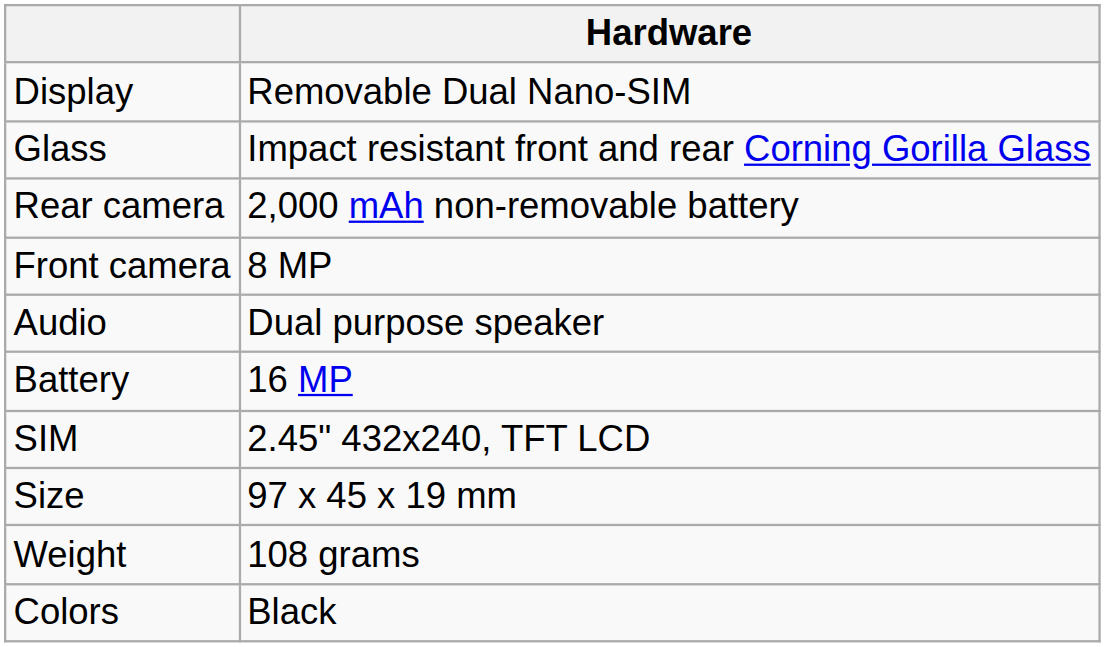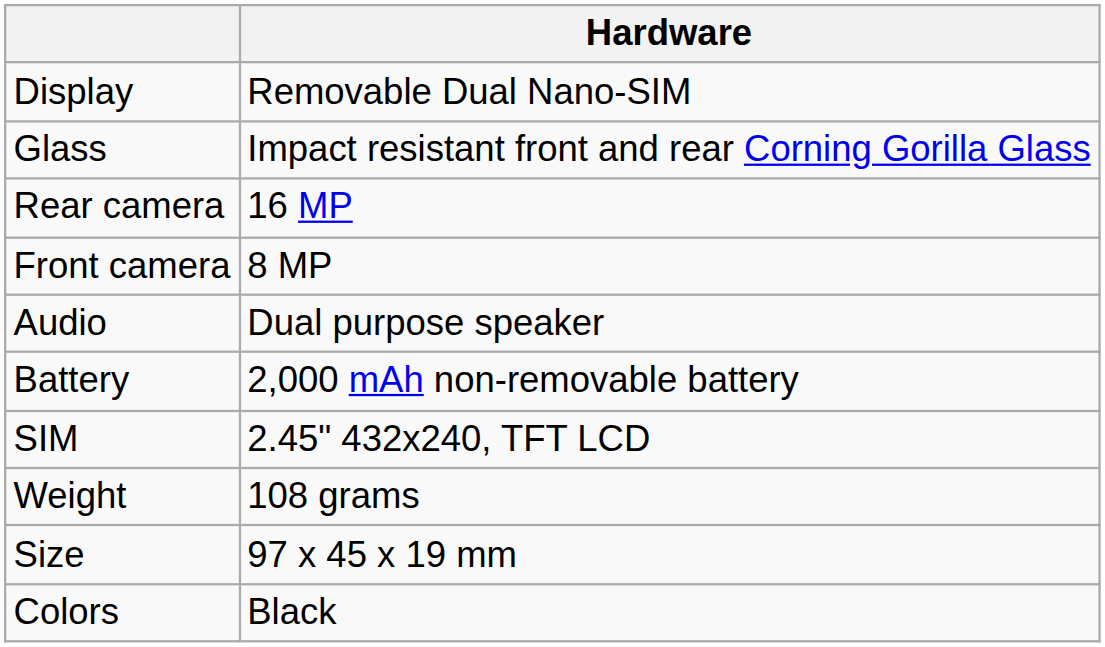(523, 206) 2,000 mAh non-removable battery -> (300, 206) 16 MP
(300, 380) 16 MP -> (523, 380) 2,000 mAh non-removable battery
rows swapped: (49, 496) <-> (70, 554)
